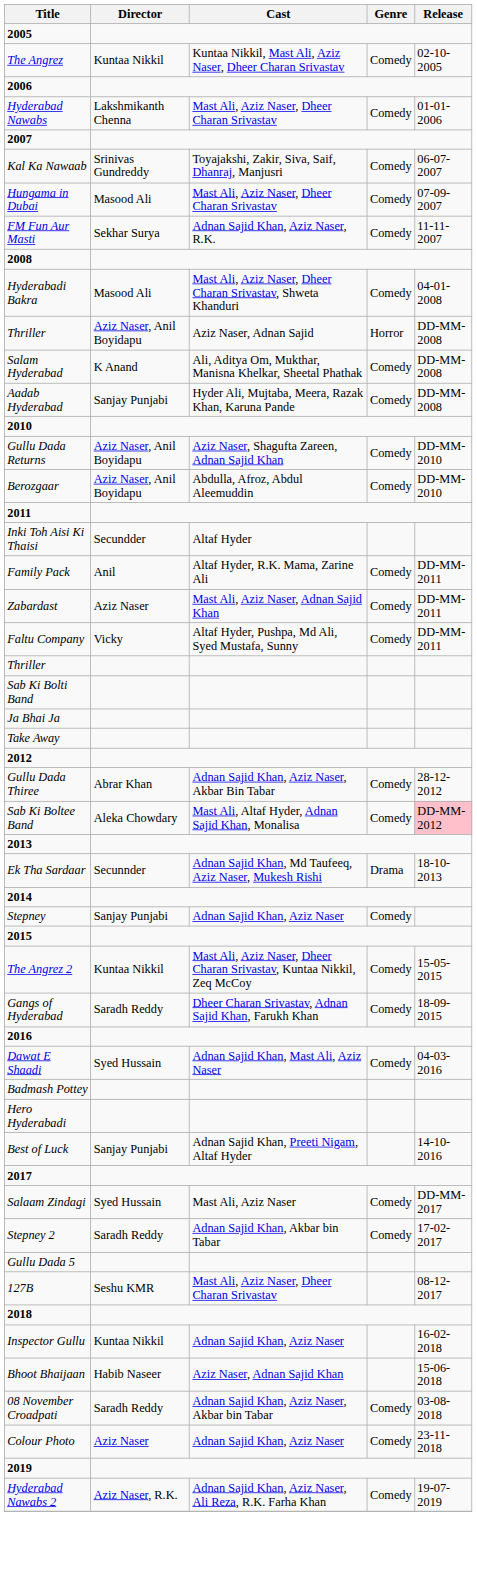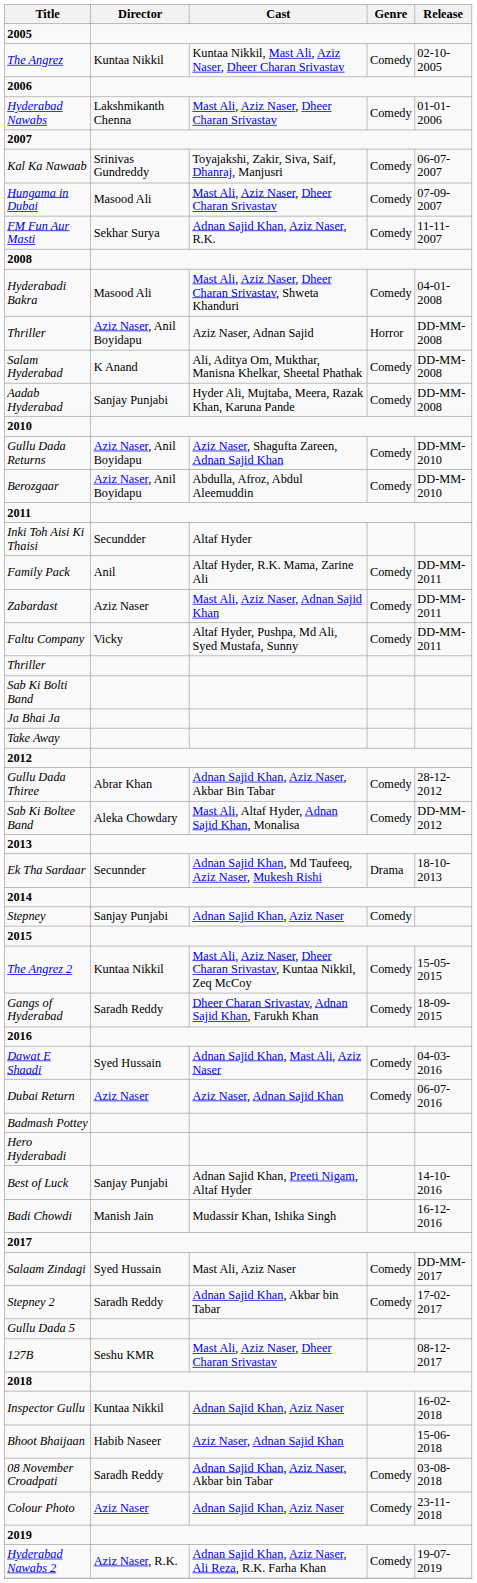(441, 817) pink background -> (441, 817) no background
+ row: (41, 1096)
+ row: (40, 1216)
